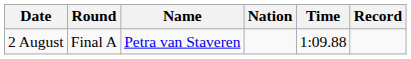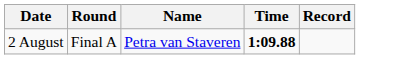- column: (270, 16)
(323, 41) normal -> (272, 41) bold
